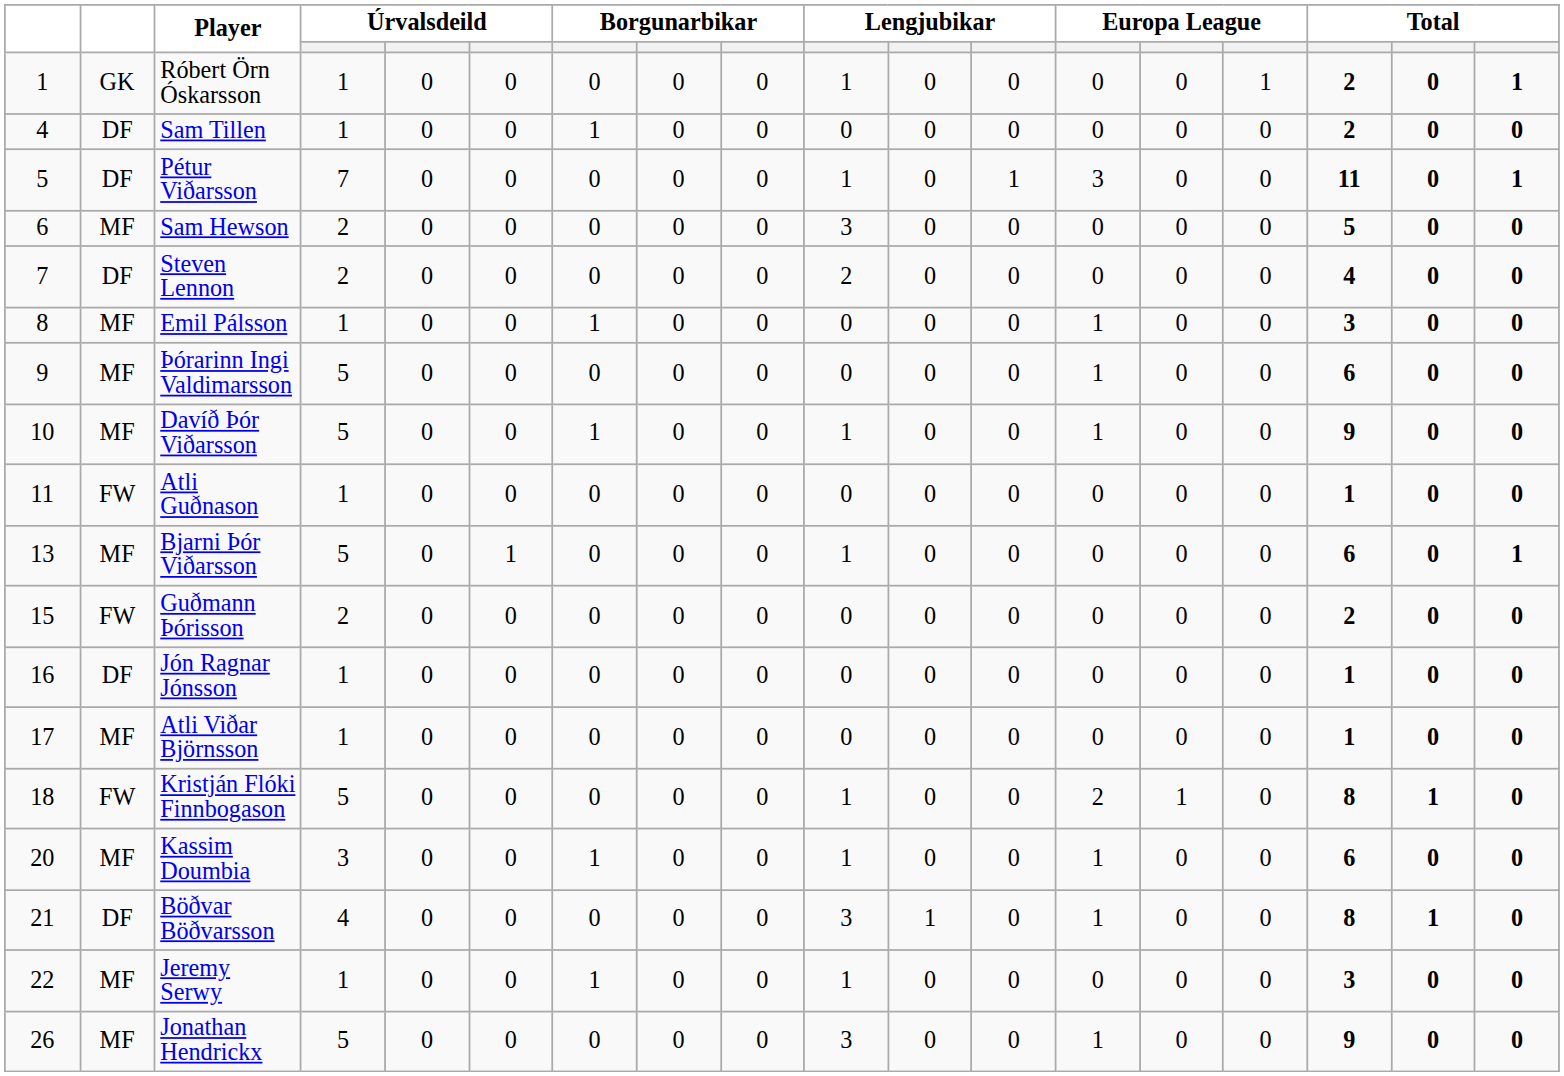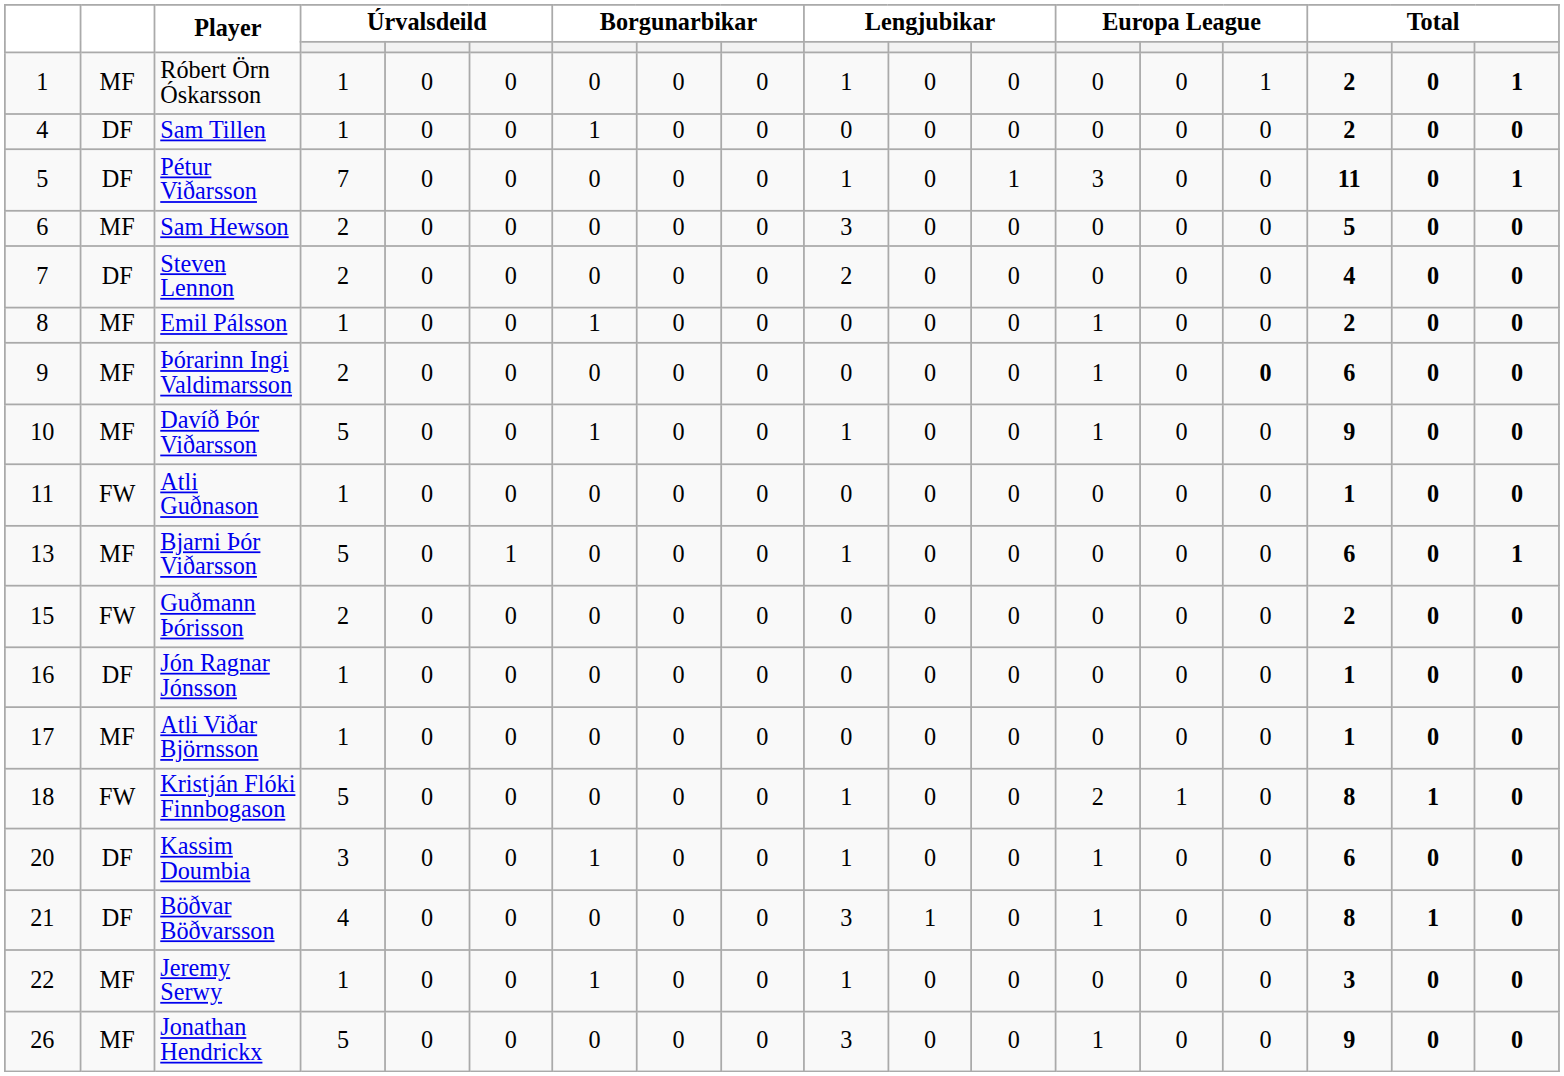(117, 82) GK -> (117, 82) MF
(1349, 324) 3 -> (1349, 324) 2
(343, 372) 5 -> (343, 372) 2
(1265, 372) normal -> (1265, 372) bold
(117, 858) MF -> (117, 858) DF
